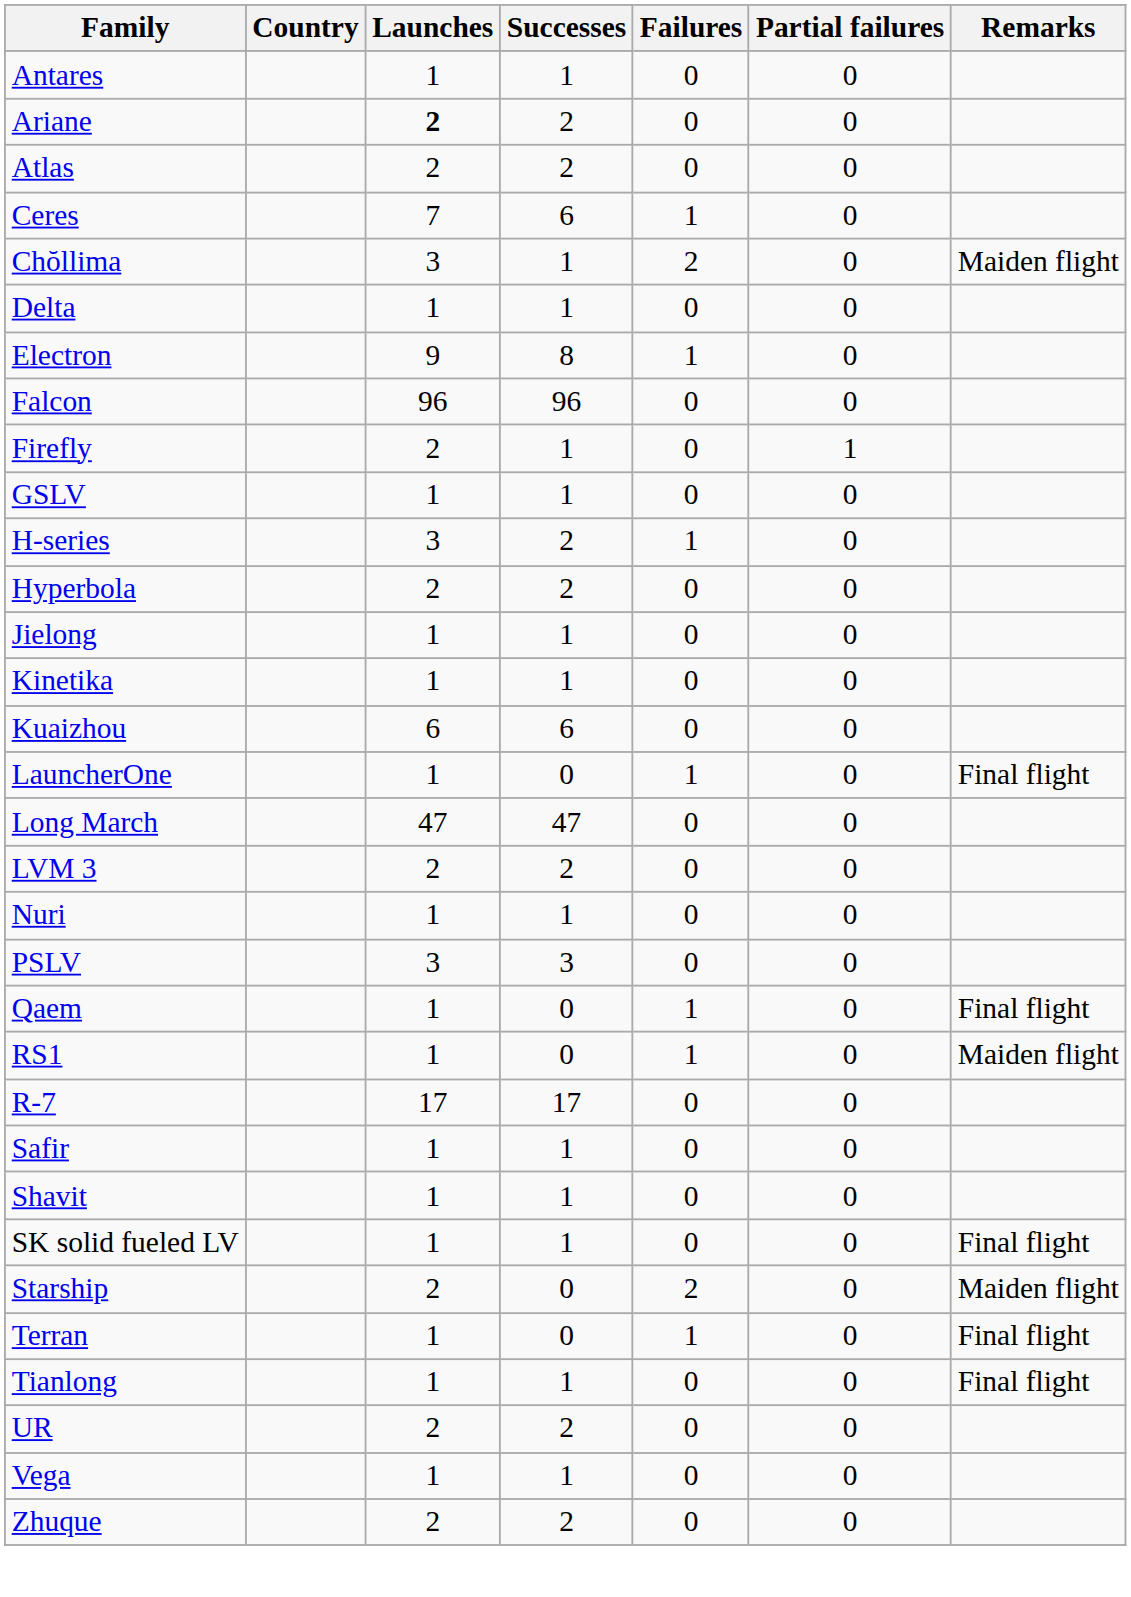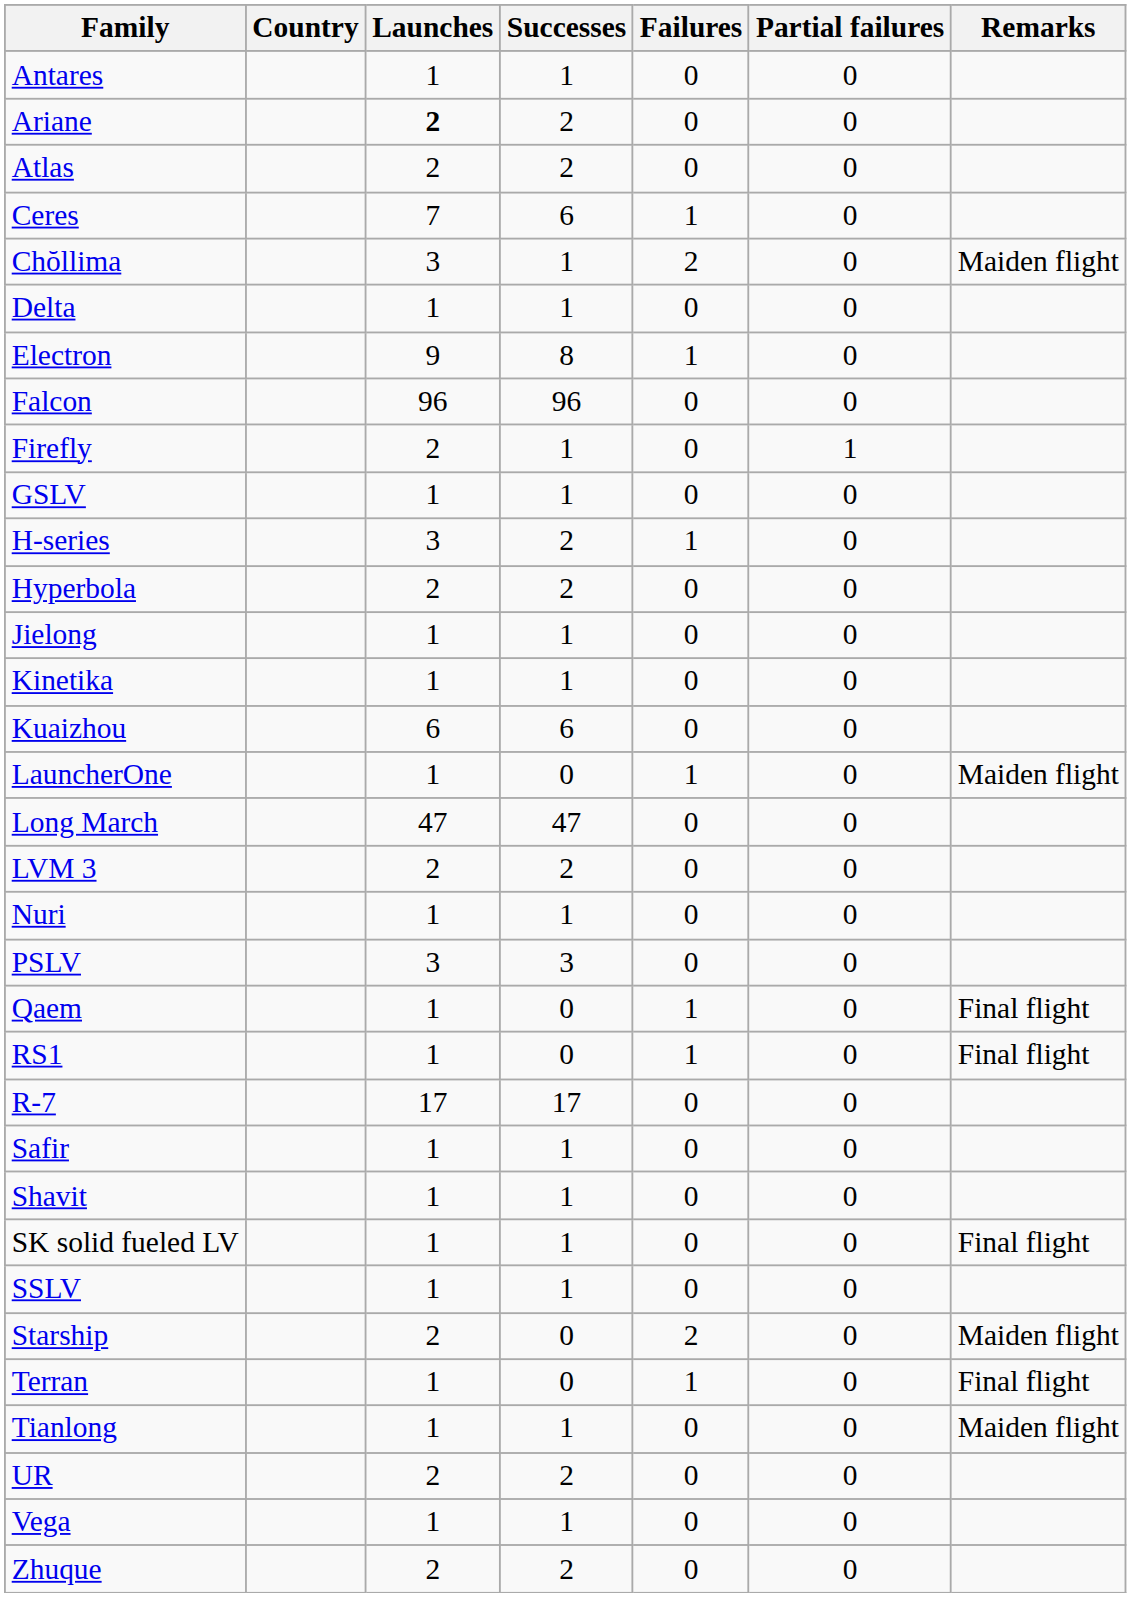(1024, 774) Final flight -> (1038, 774) Maiden flight
(1038, 1055) Maiden flight -> (1024, 1055) Final flight
+ row: (46, 1288)
(1024, 1381) Final flight -> (1038, 1428) Maiden flight
